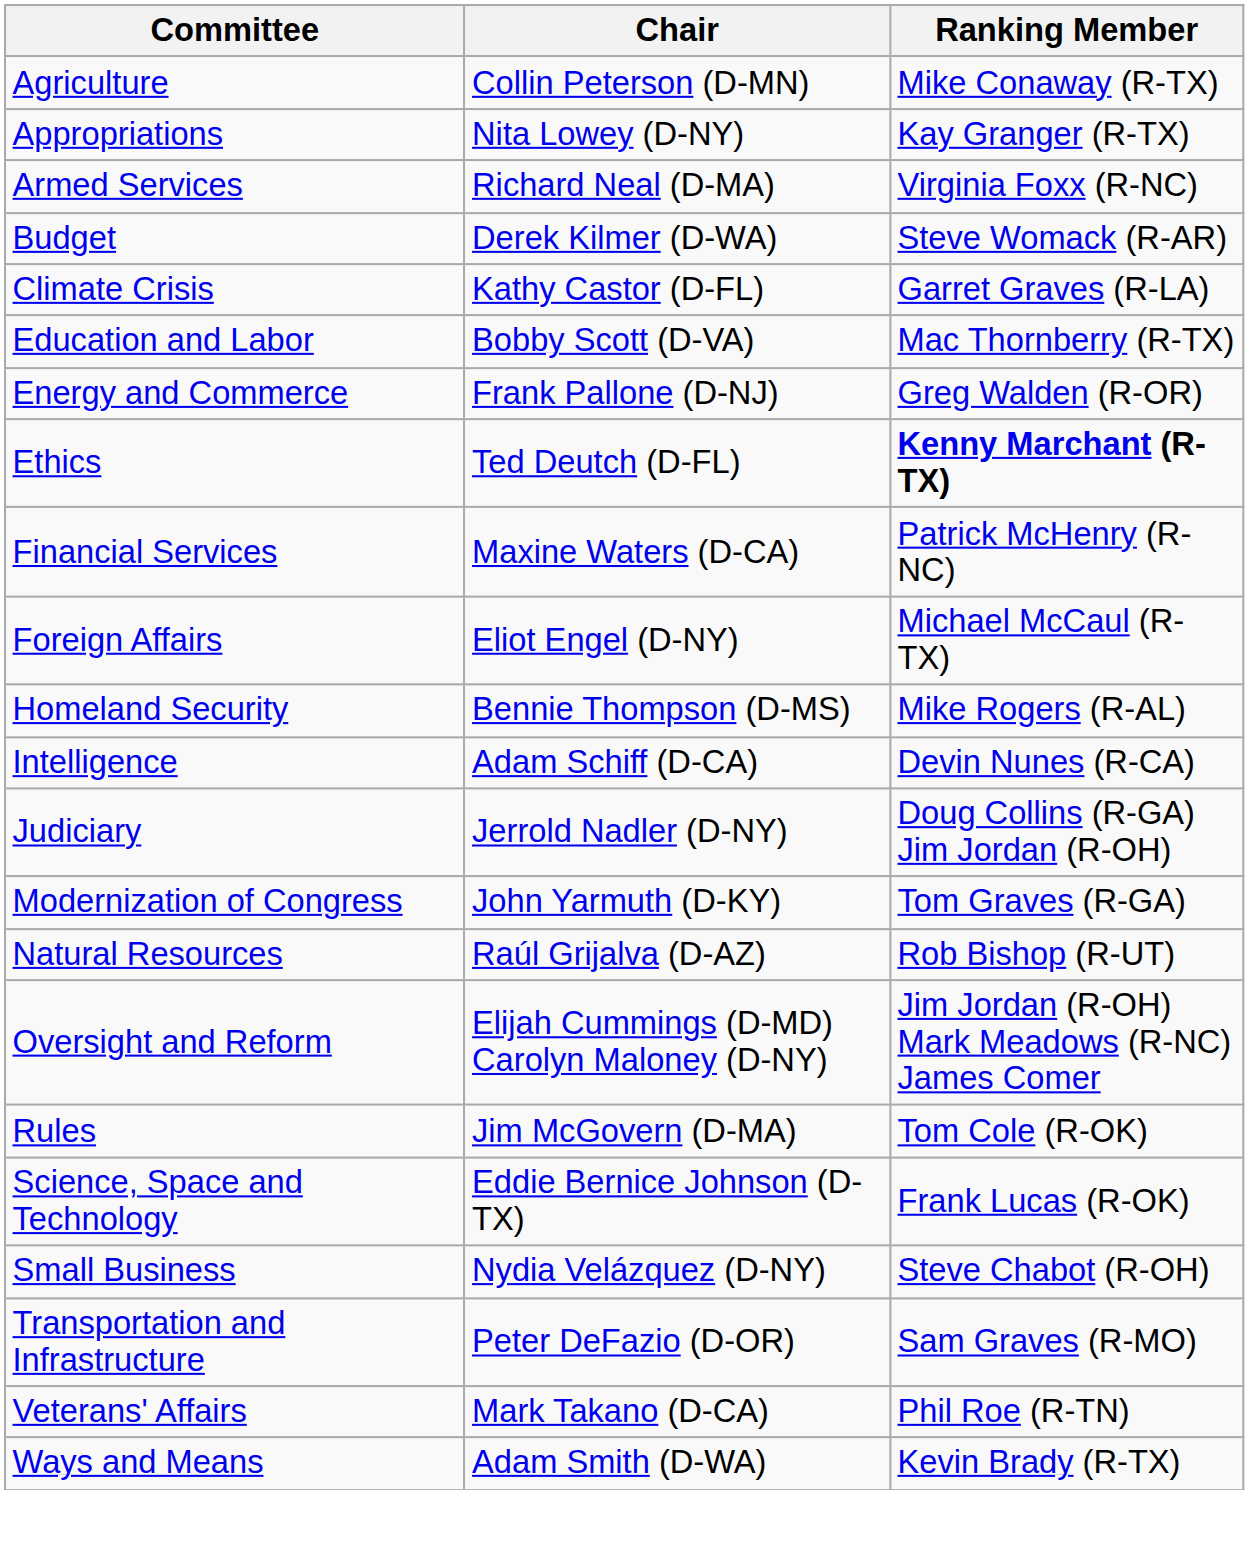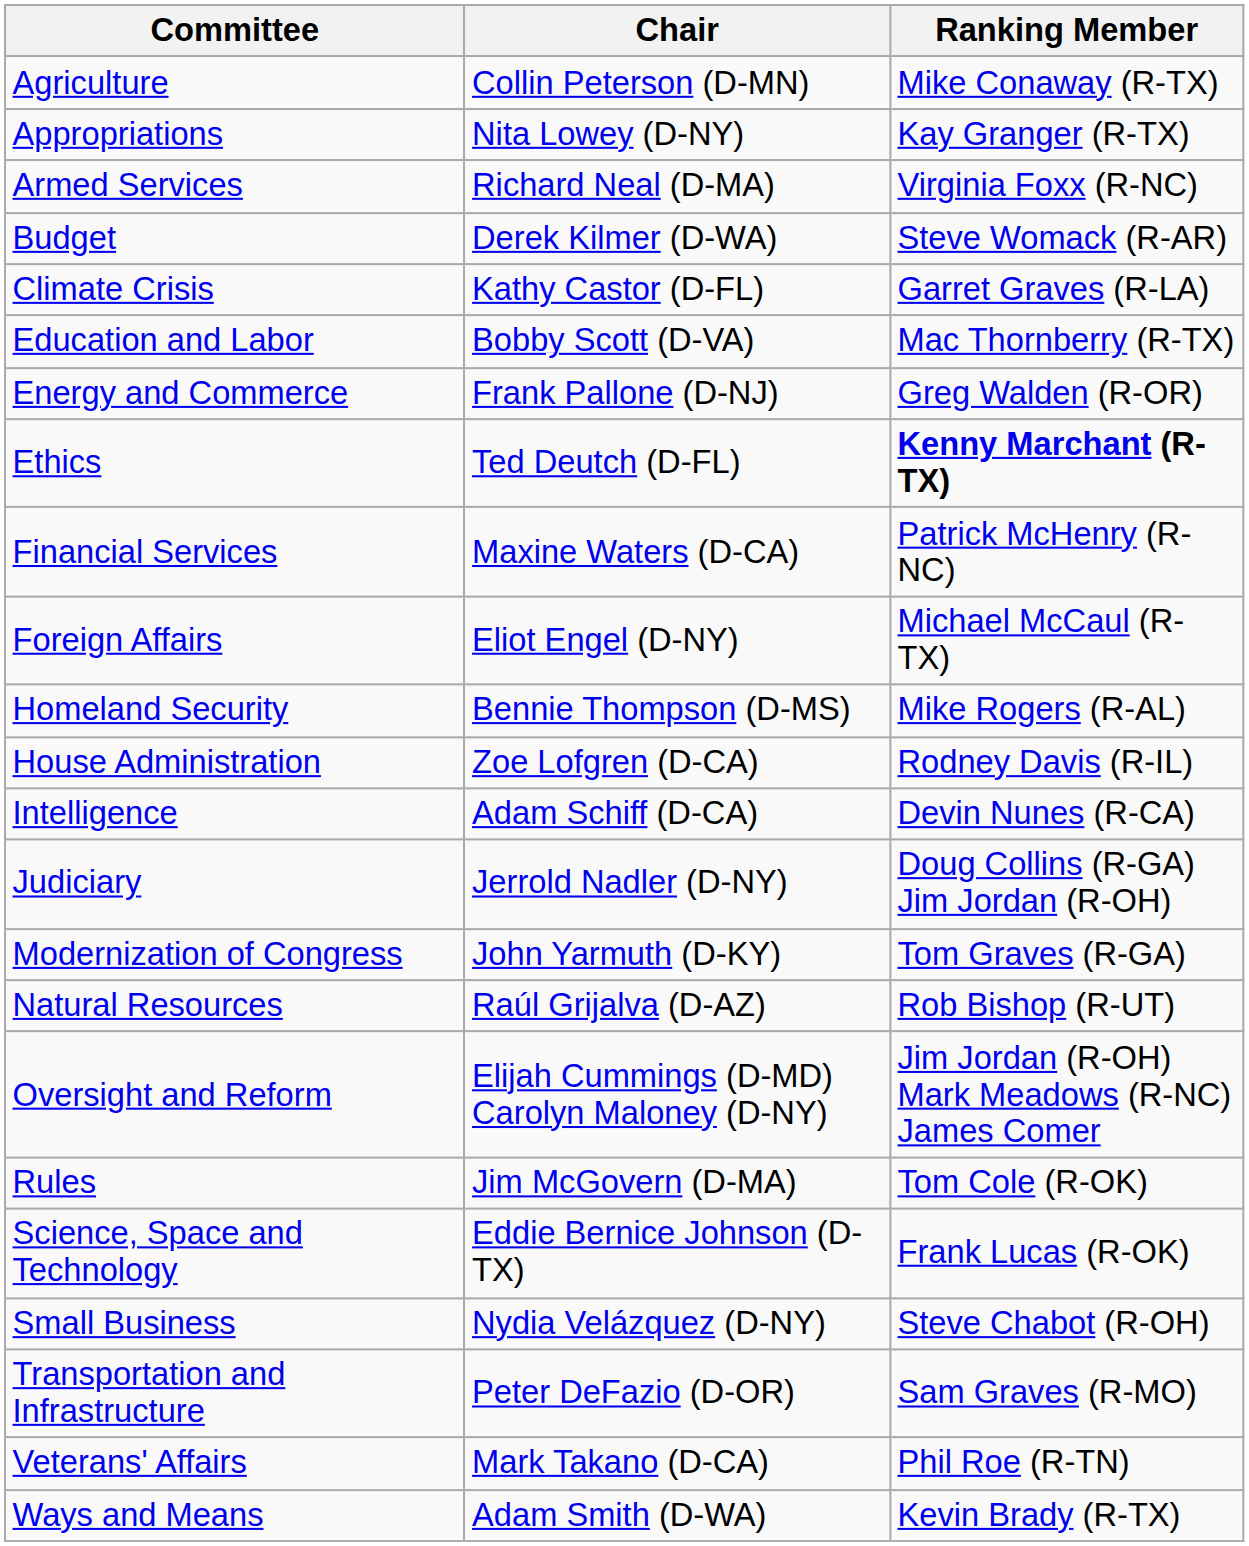+ row: (167, 761)
